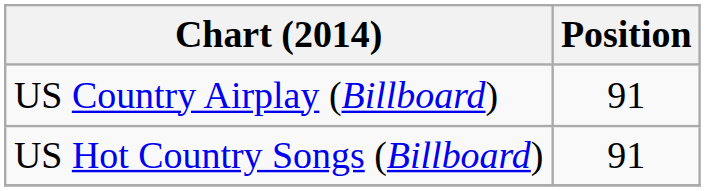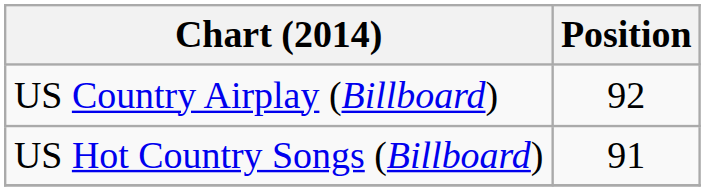(626, 94) 91 -> (626, 94) 92
